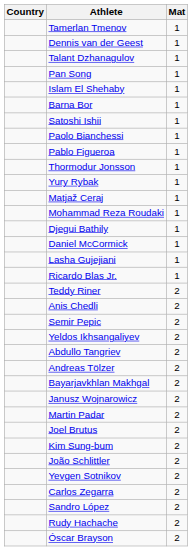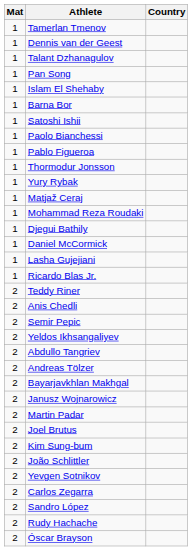columns swapped: (177, 12) <-> (25, 12)
